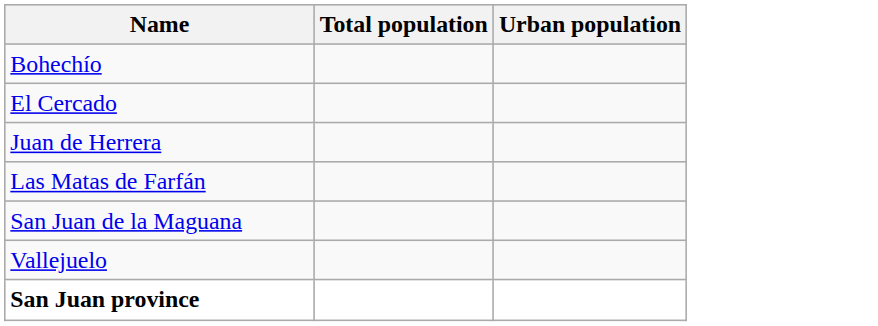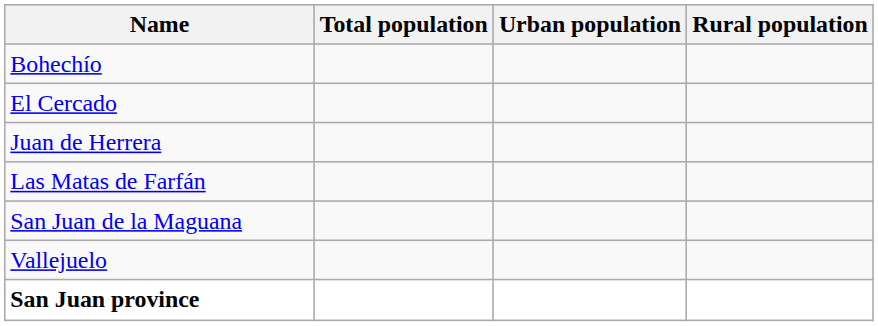+ column: (780, 24)
